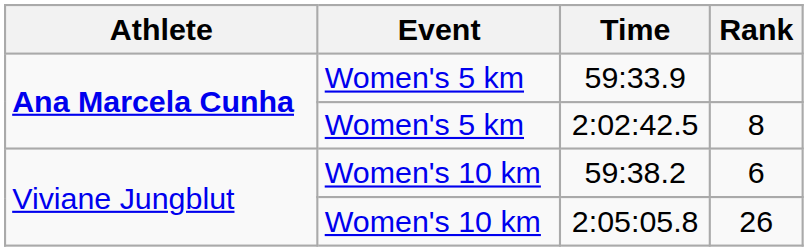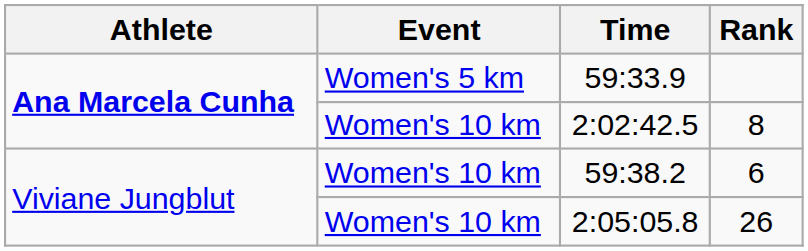(424, 125) Women's 5 km -> (433, 125) Women's 10 km
